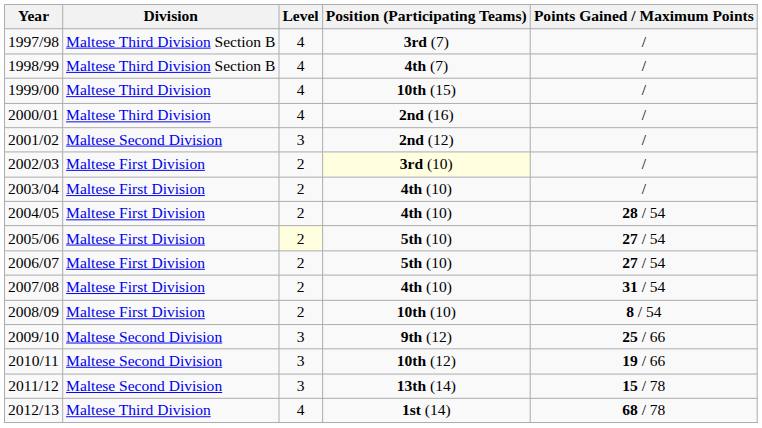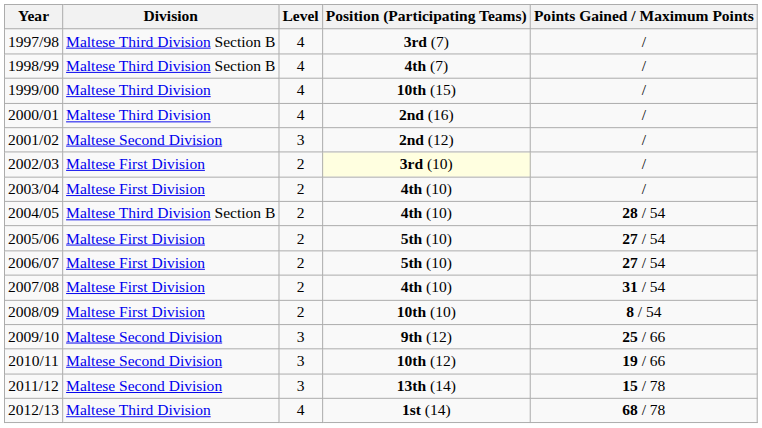(136, 213) Maltese First Division -> (171, 213) Maltese Third Division Section B
(301, 238) lightyellow background -> (301, 238) no background
